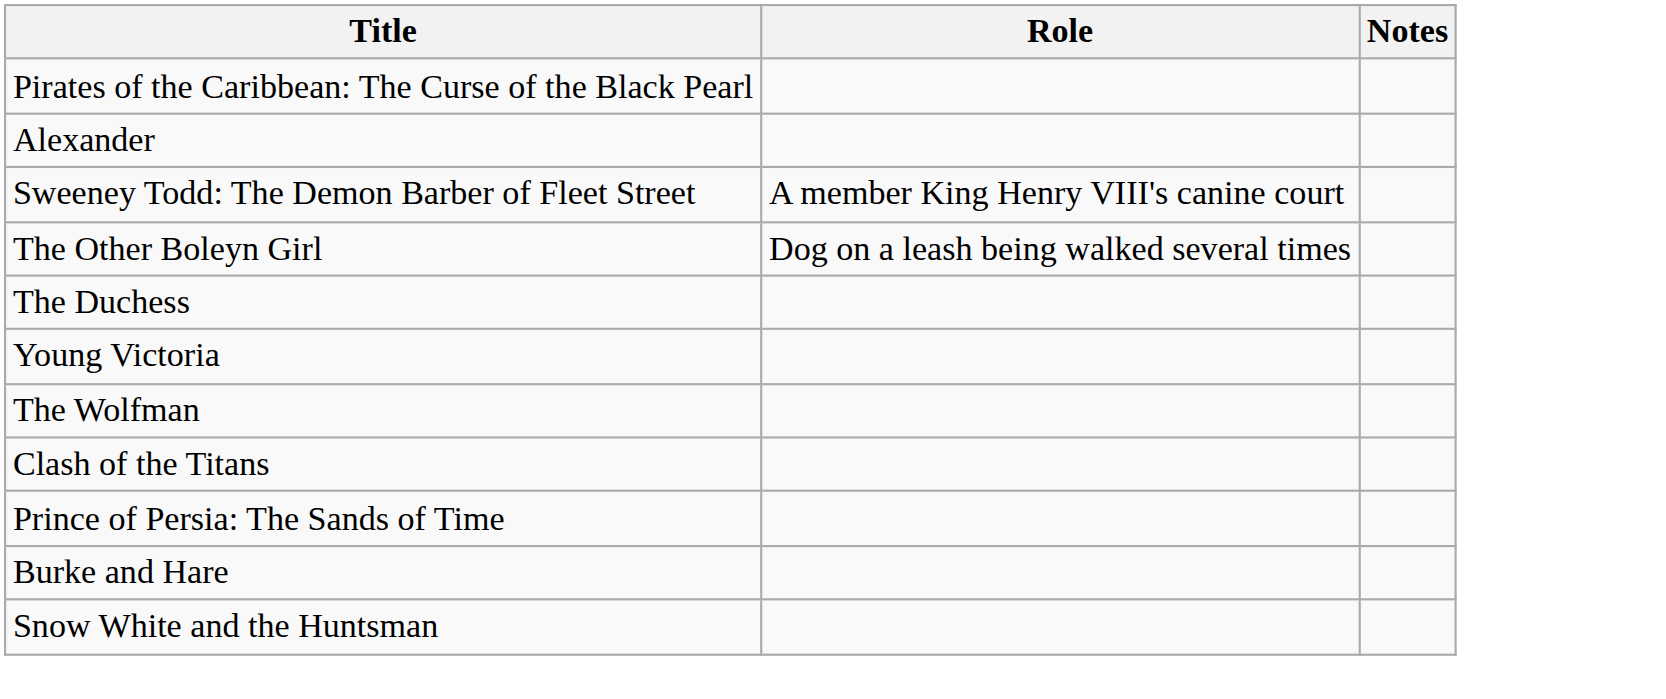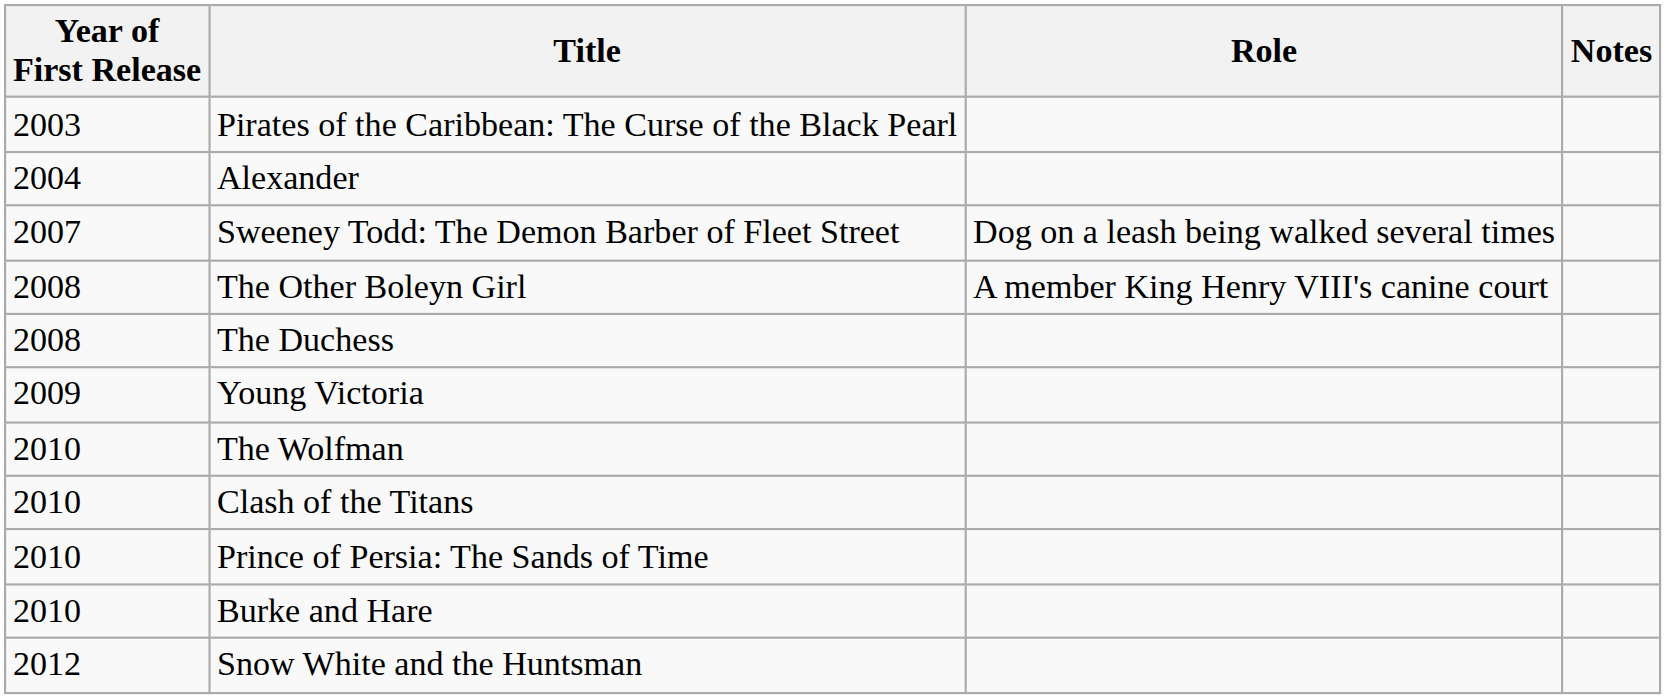+ column: (107, 50)
(1057, 193) A member King Henry VIII's canine court -> (1264, 232) Dog on a leash being walked several times
(1060, 247) Dog on a leash being walked several times -> (1261, 286) A member King Henry VIII's canine court
